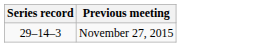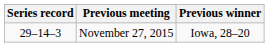+ column: (220, 13)
